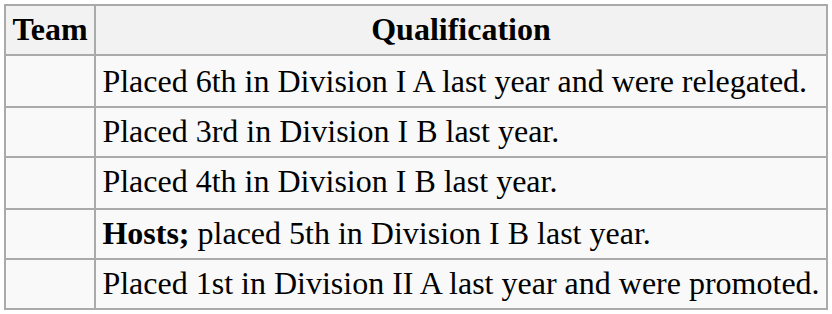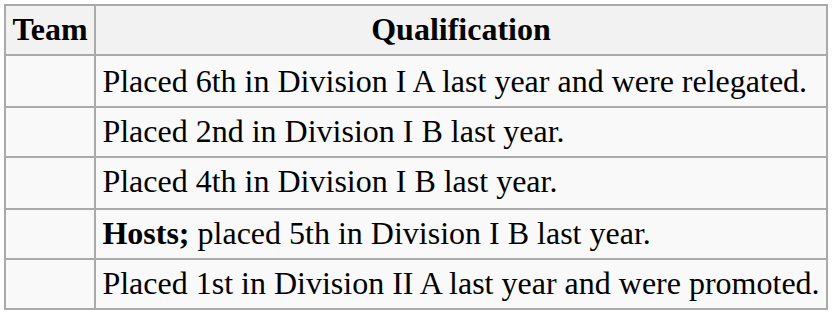+ row: (333, 131)
- row: (331, 131)
